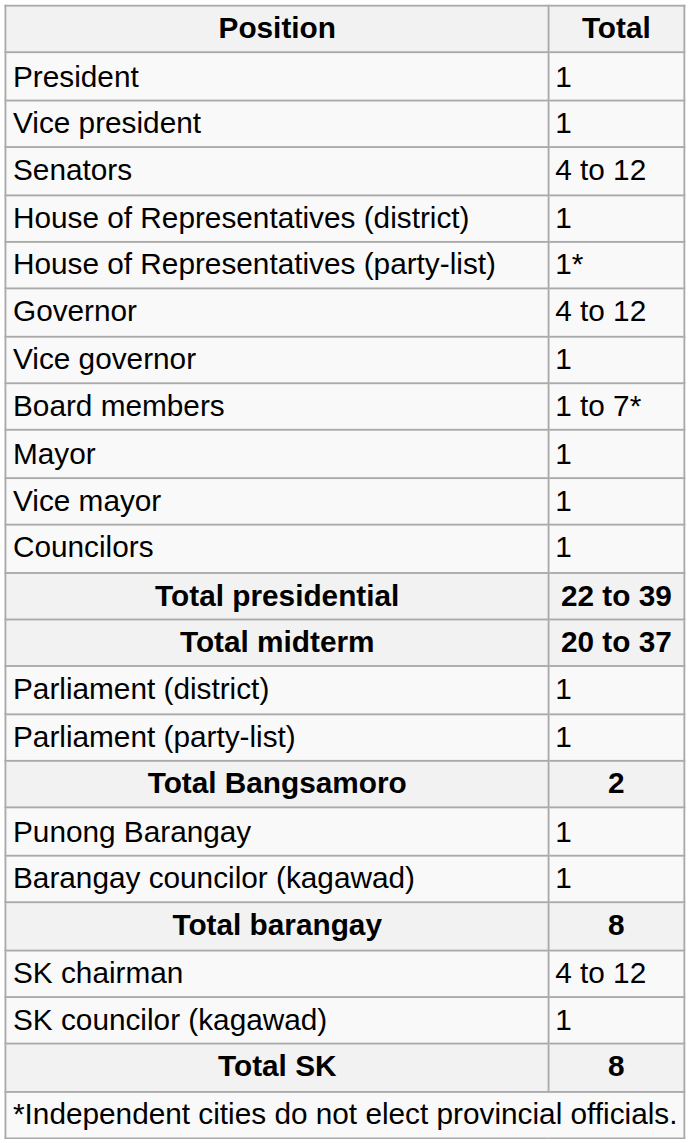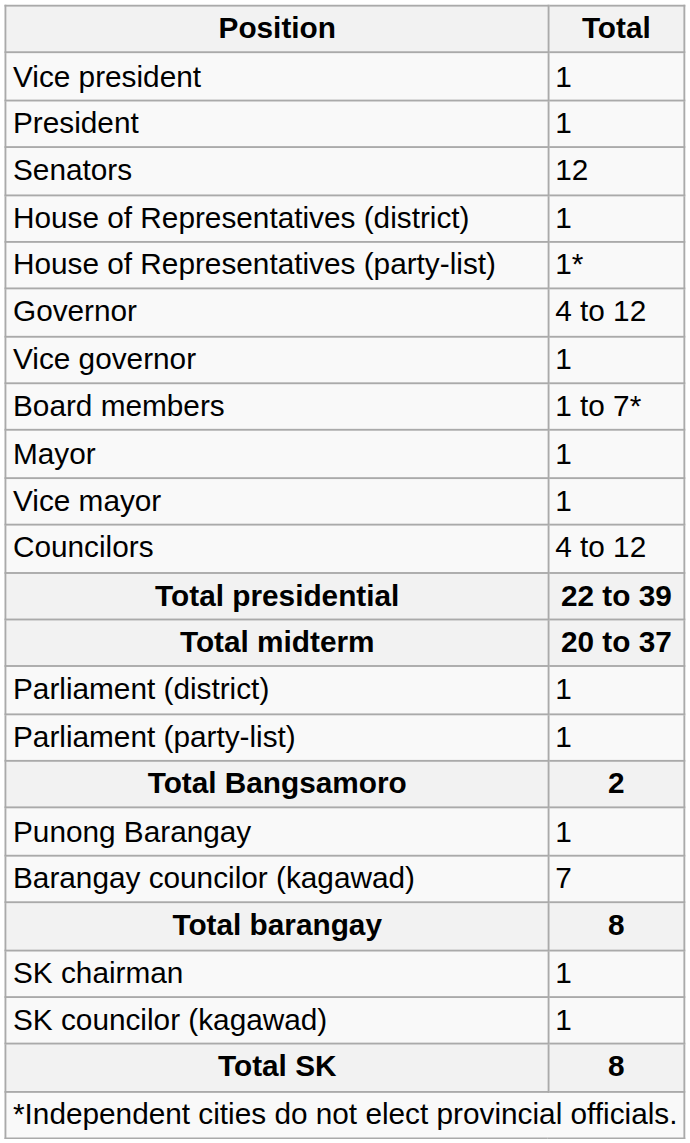rows swapped: (76, 76) <-> (107, 123)
(601, 170) 4 to 12 -> (572, 170) 12
(563, 548) 1 -> (601, 548) 4 to 12
(563, 878) 1 -> (563, 878) 7
(601, 972) 4 to 12 -> (563, 972) 1
